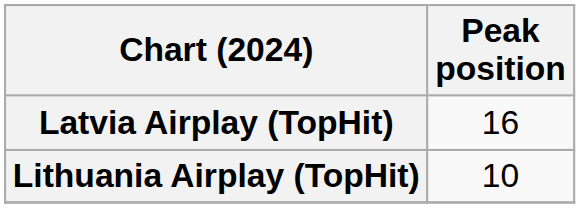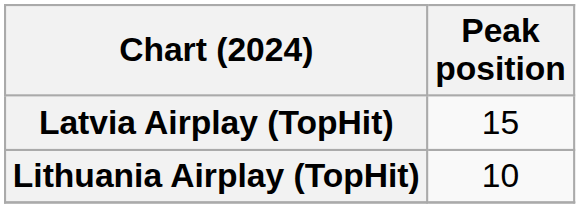(501, 122) 16 -> (501, 122) 15
